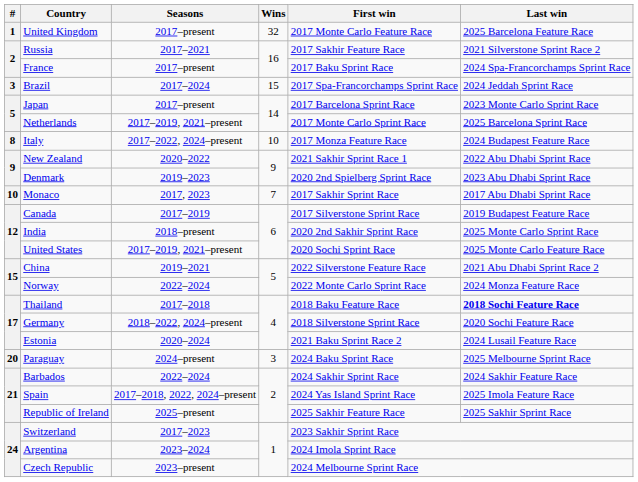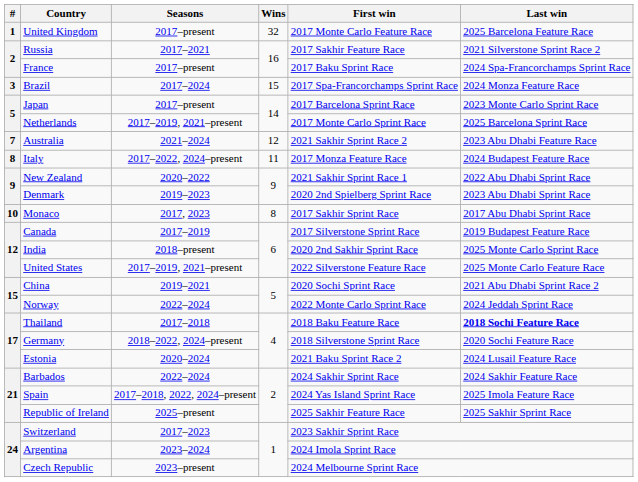(518, 85) 2024 Jeddah Sprint Race -> (521, 85) 2024 Monza Feature Race
+ row: (43, 140)
(273, 140) 10 -> (273, 158) 11
(273, 194) 7 -> (273, 213) 8
(343, 249) 2020 Sochi Sprint Race -> (358, 267) 2022 Silverstone Feature Race
(358, 267) 2022 Silverstone Feature Race -> (343, 285) 2020 Sochi Sprint Race
(521, 285) 2024 Monza Feature Race -> (518, 303) 2024 Jeddah Sprint Race
- row: (44, 358)
